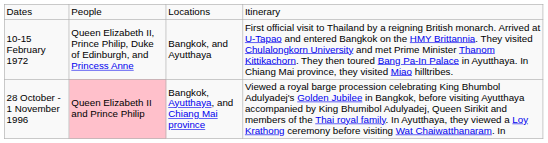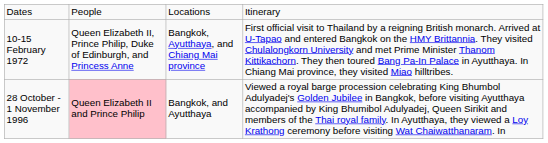(198, 49) Bangkok, and Ayutthaya -> (201, 49) Bangkok, Ayutthaya, and Chiang Mai province
(201, 109) Bangkok, Ayutthaya, and Chiang Mai province -> (198, 109) Bangkok, and Ayutthaya
